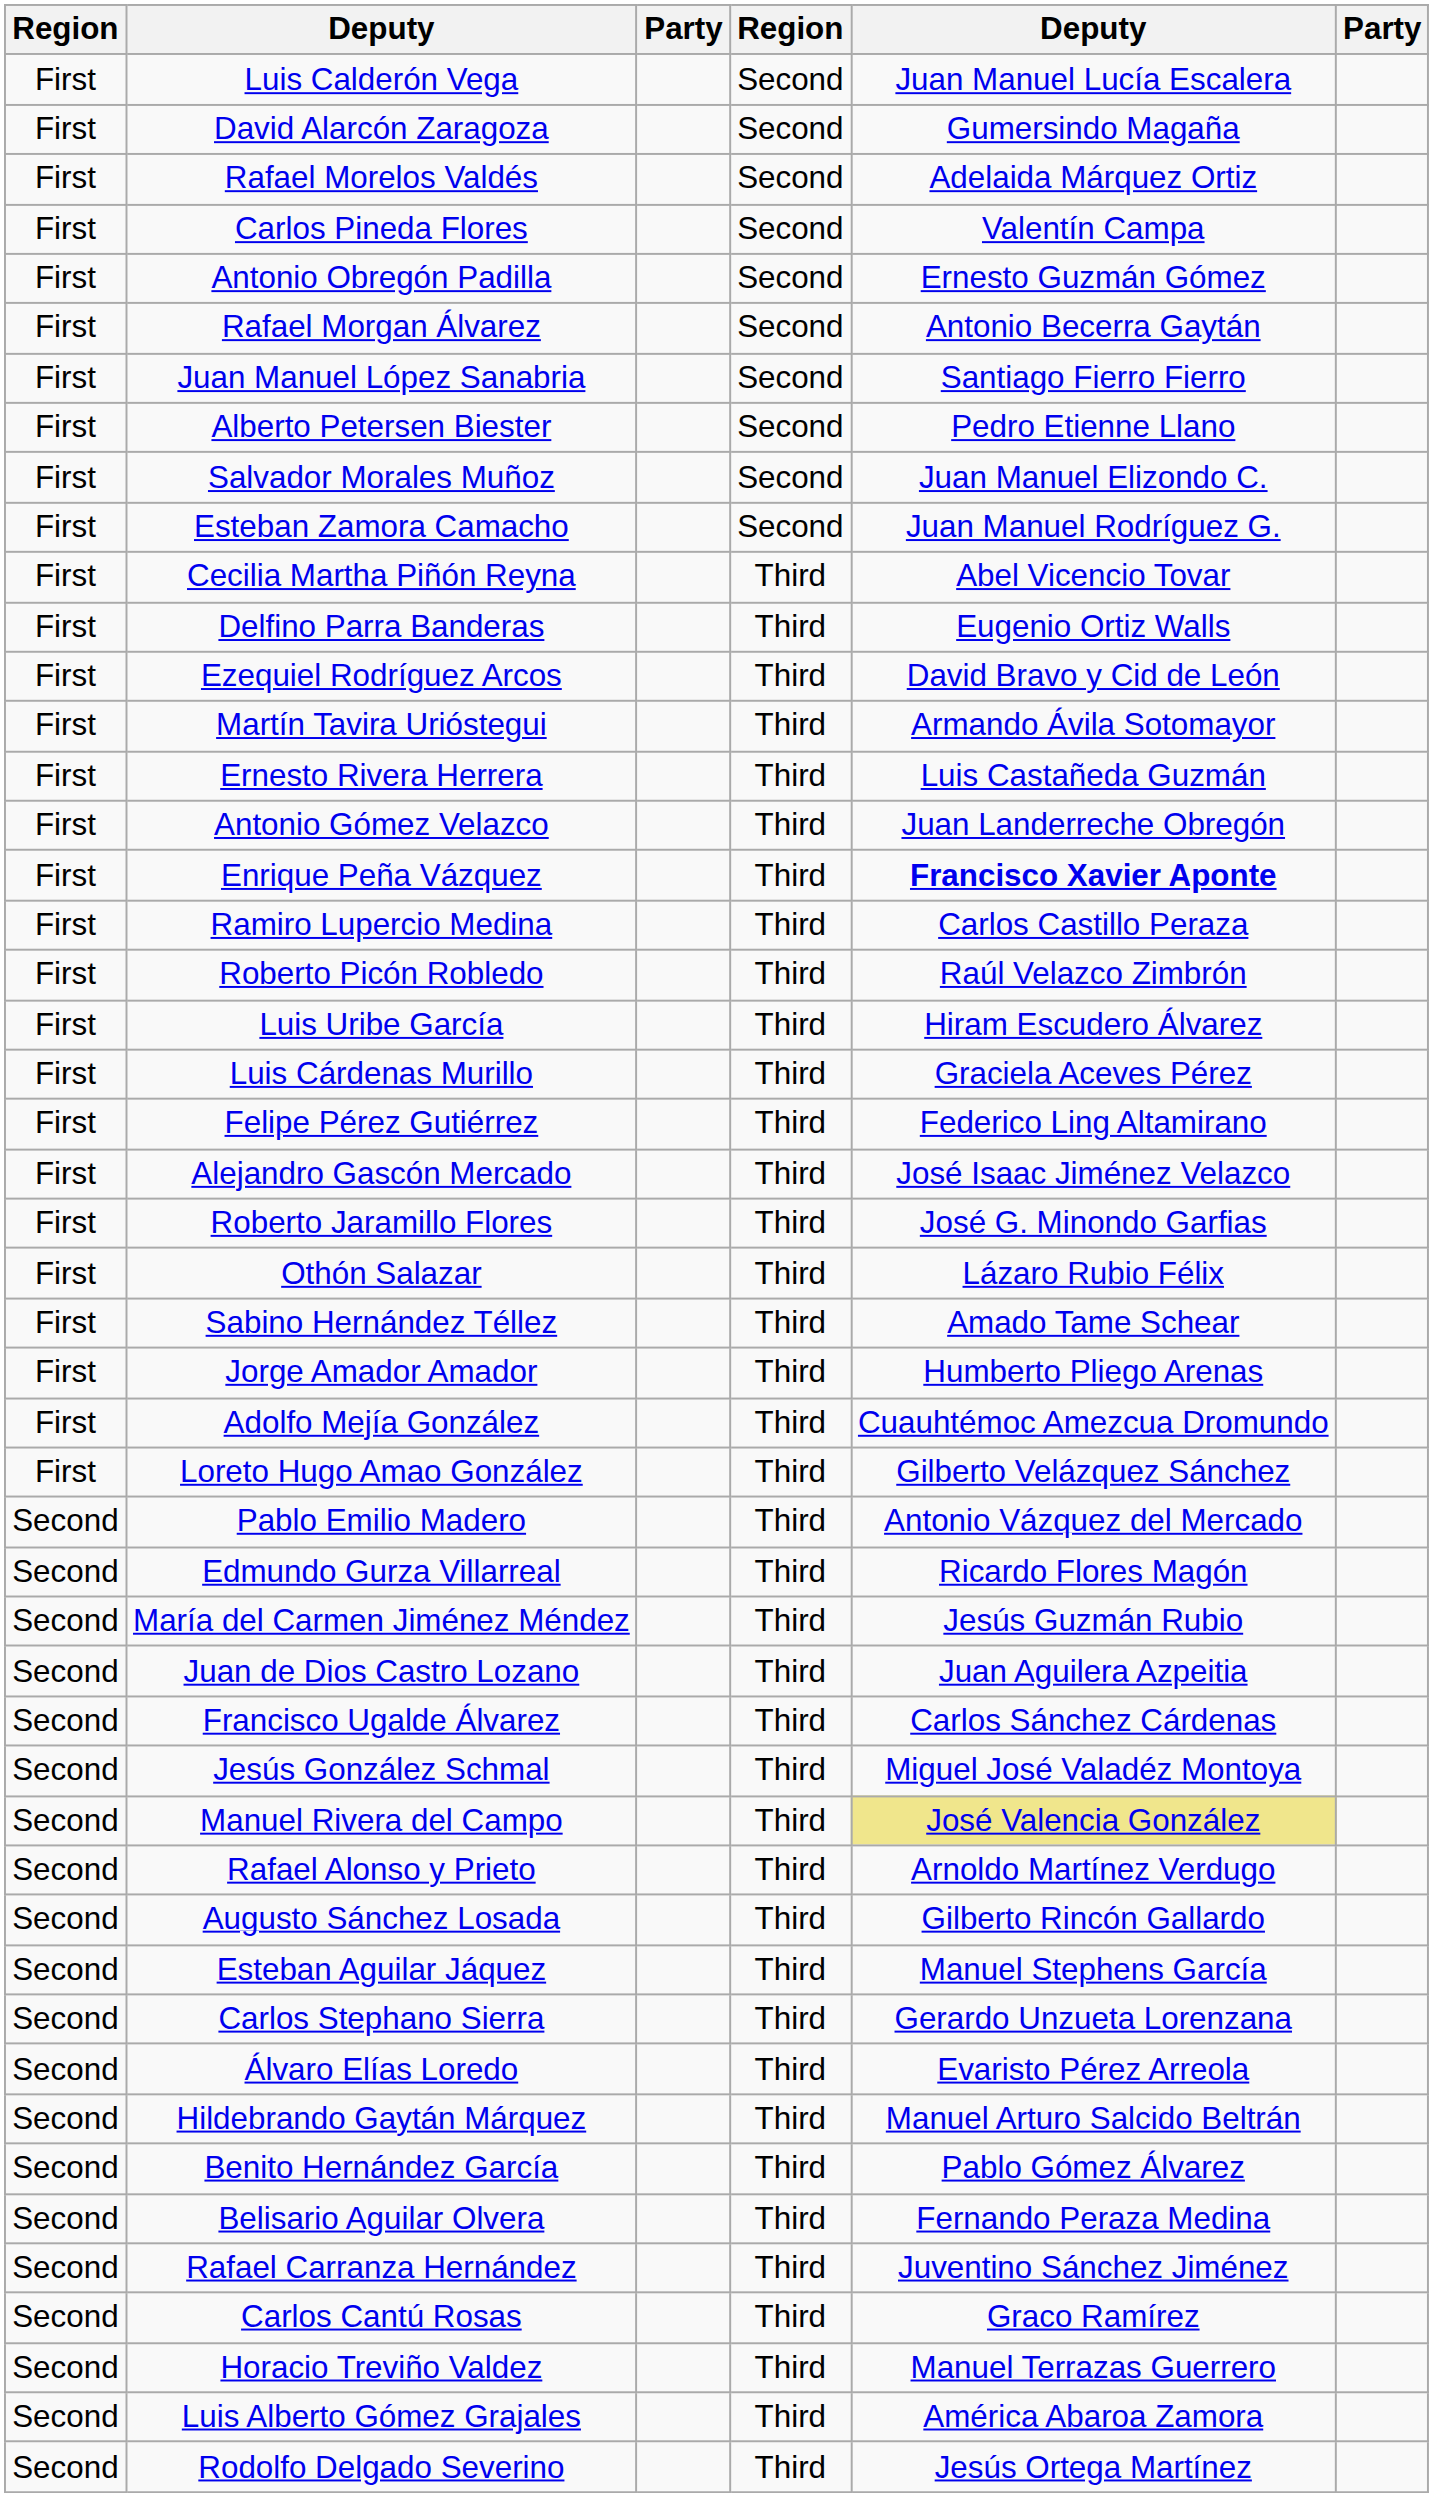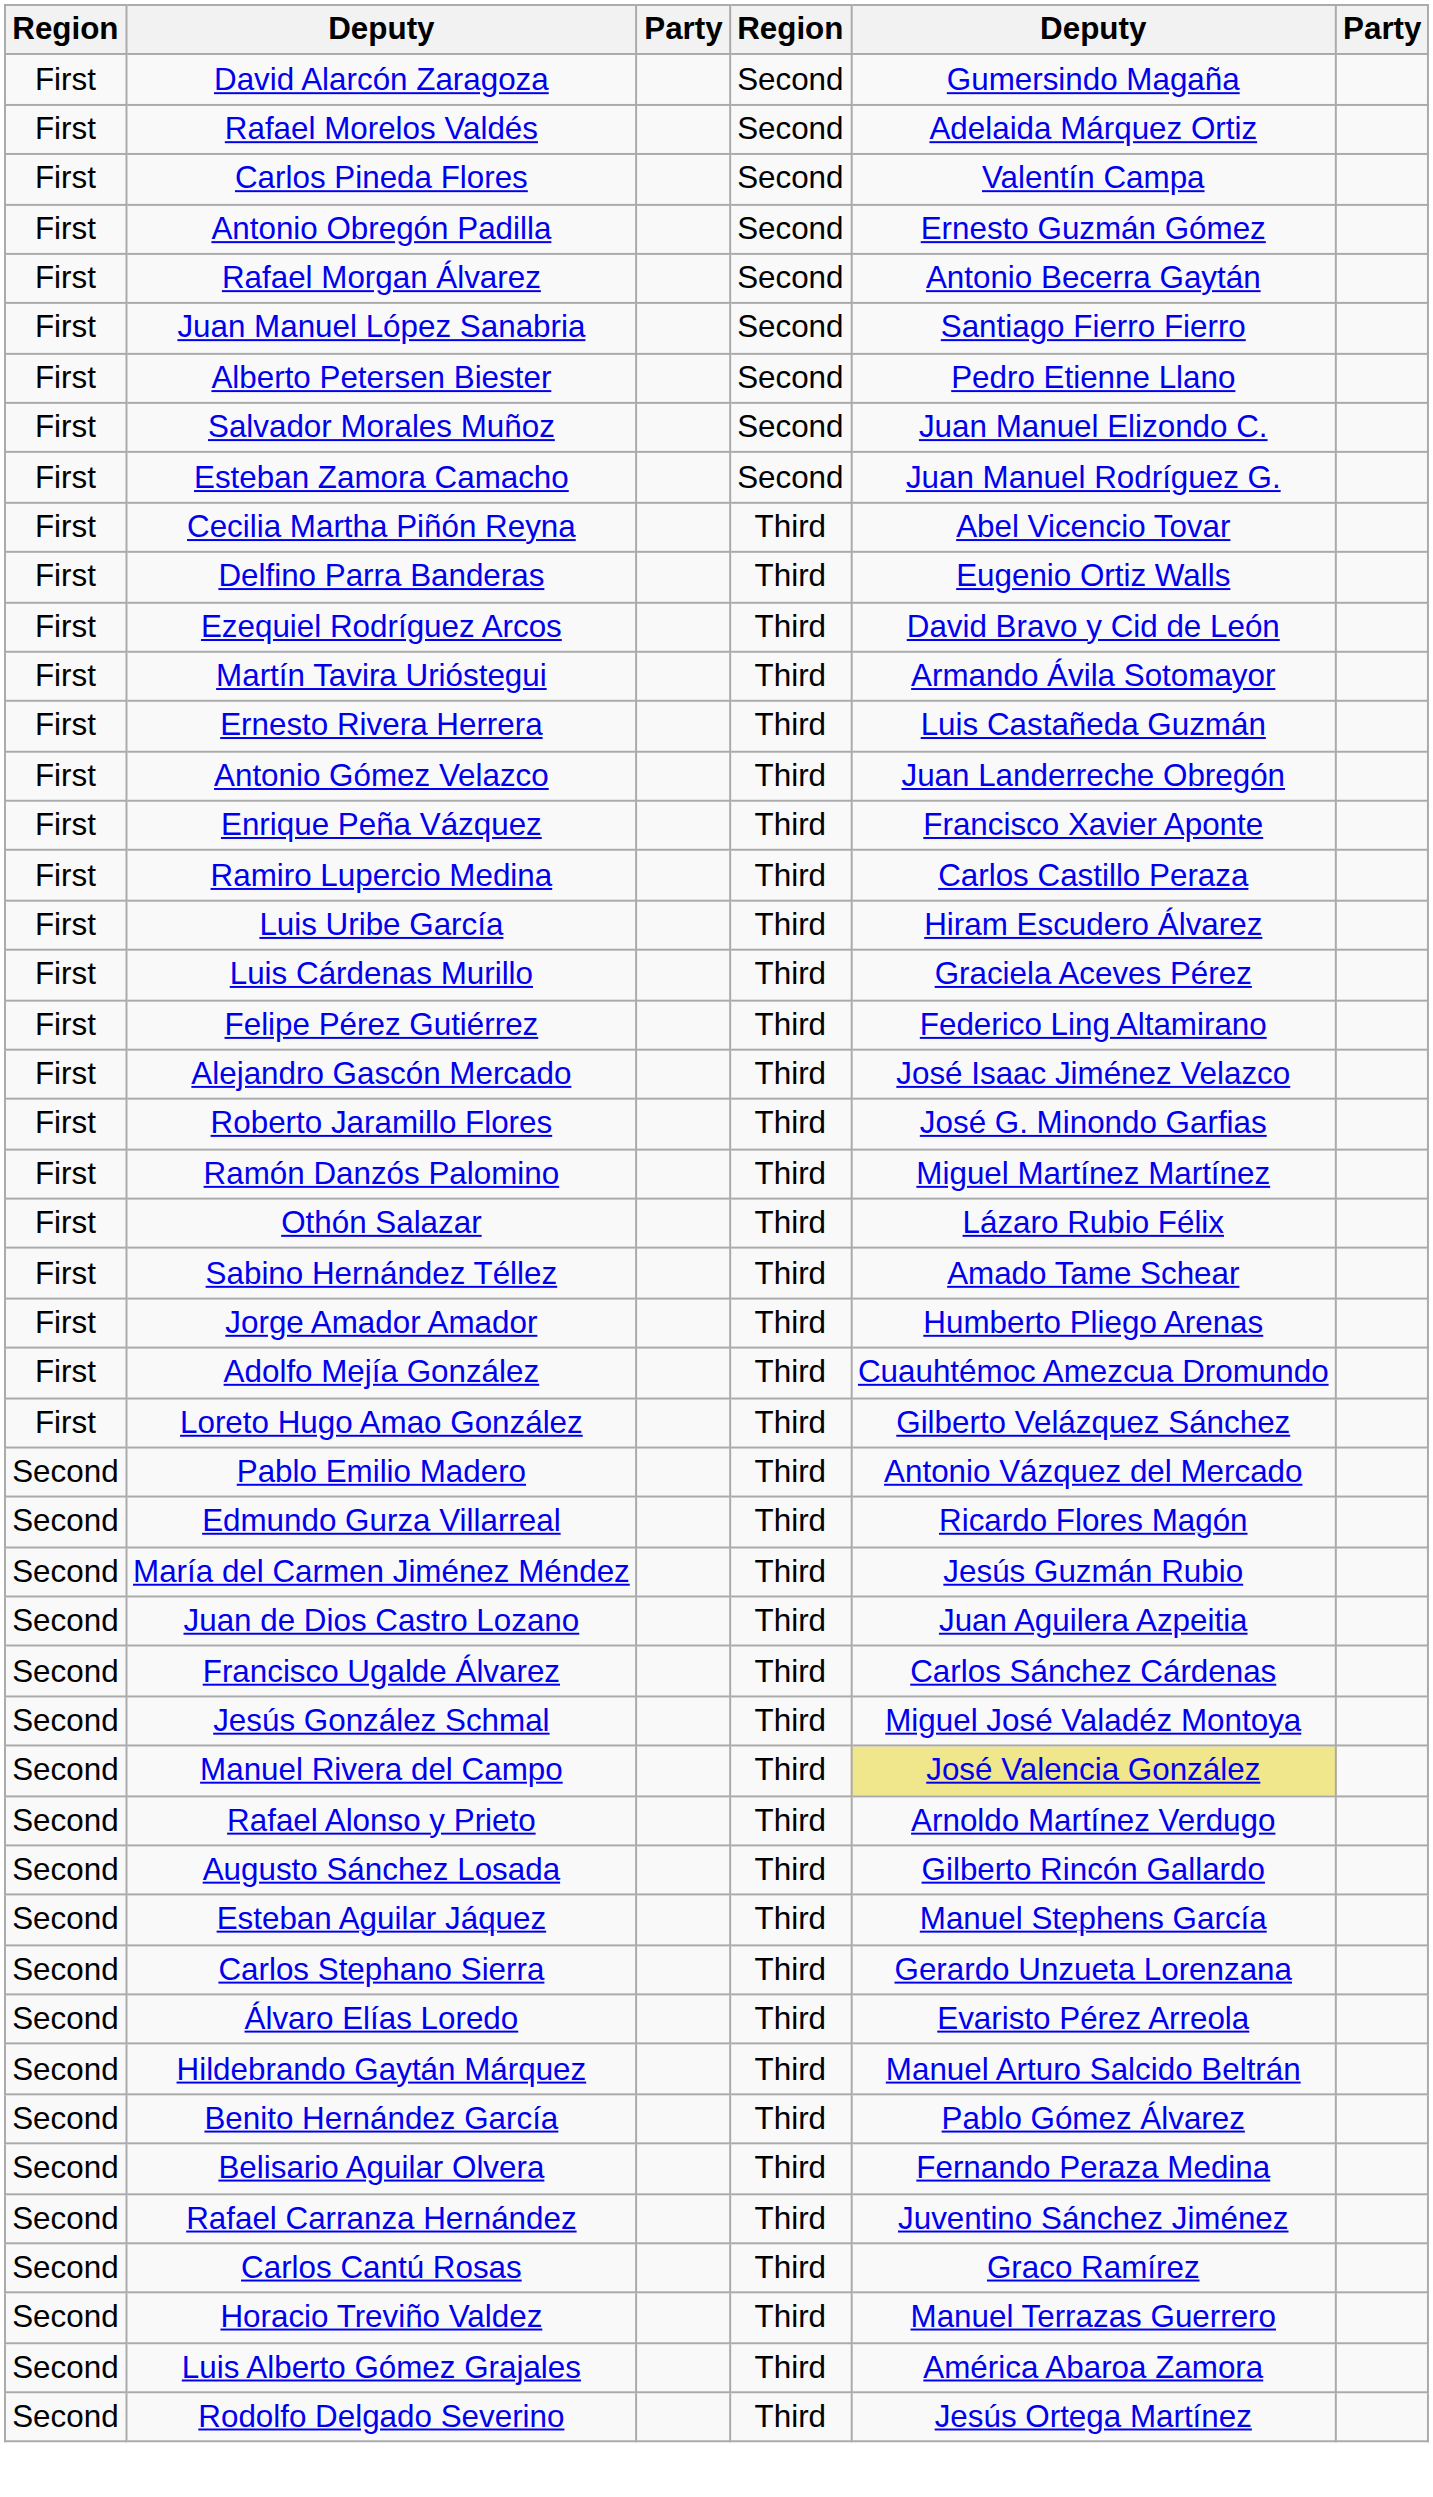- row: (381, 79)
(1093, 874) bold -> (1093, 825) normal
- row: (381, 974)
+ row: (381, 1173)
